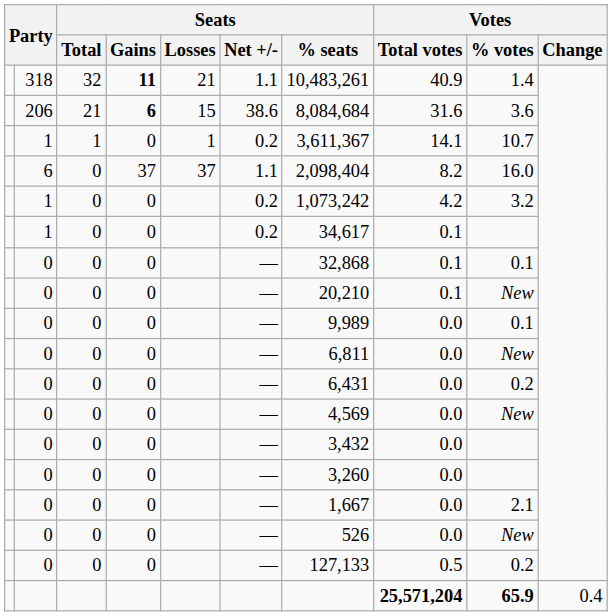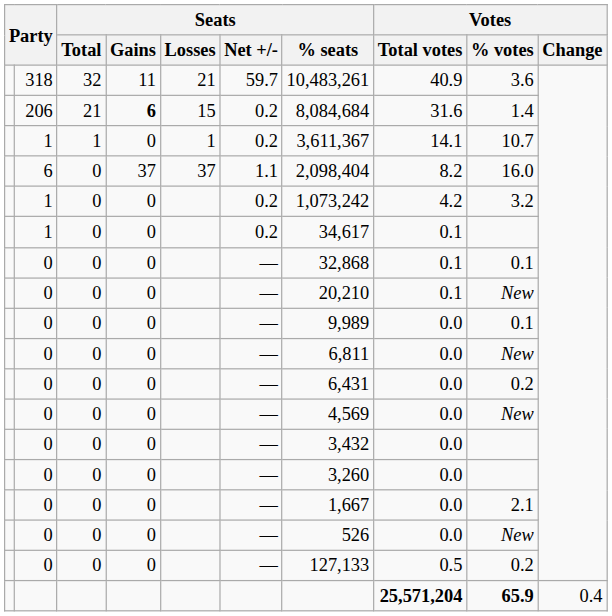(147, 80) bold -> (147, 80) normal
(267, 80) 1.1 -> (262, 80) 59.7
(522, 80) 1.4 -> (522, 80) 3.6
(262, 110) 38.6 -> (267, 110) 0.2
(522, 110) 3.6 -> (522, 110) 1.4
